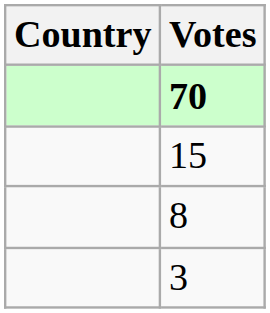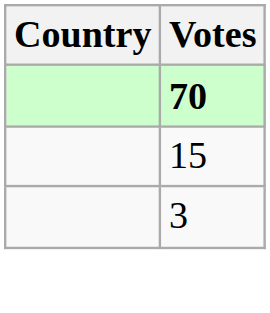- row: (179, 215)
